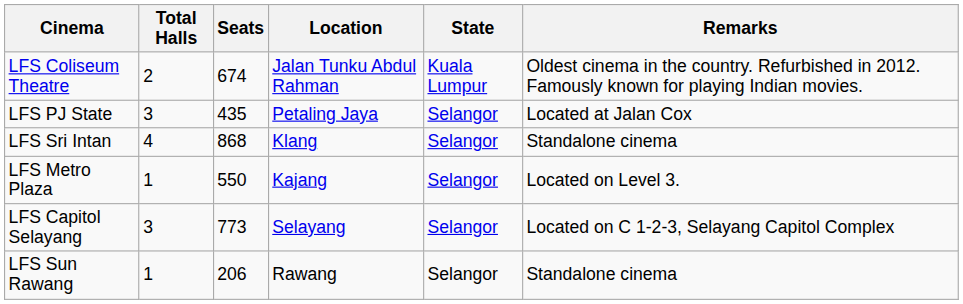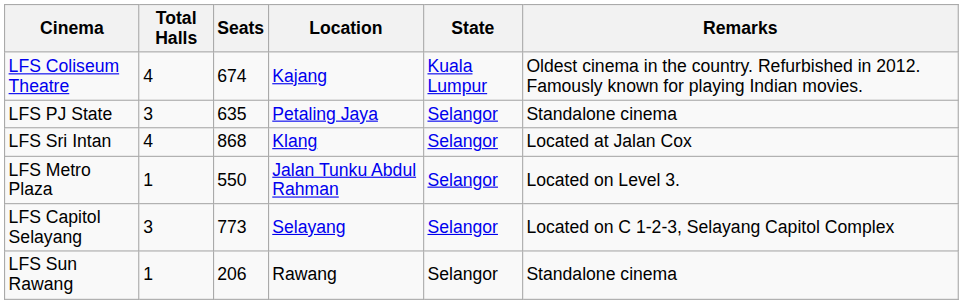(148, 76) 2 -> (148, 76) 4
(344, 76) Jalan Tunku Abdul Rahman -> (300, 76) Kajang
(232, 113) 435 -> (232, 113) 635
(609, 113) Located at Jalan Cox -> (602, 113) Standalone cinema
(602, 141) Standalone cinema -> (609, 141) Located at Jalan Cox
(300, 179) Kajang -> (344, 179) Jalan Tunku Abdul Rahman
